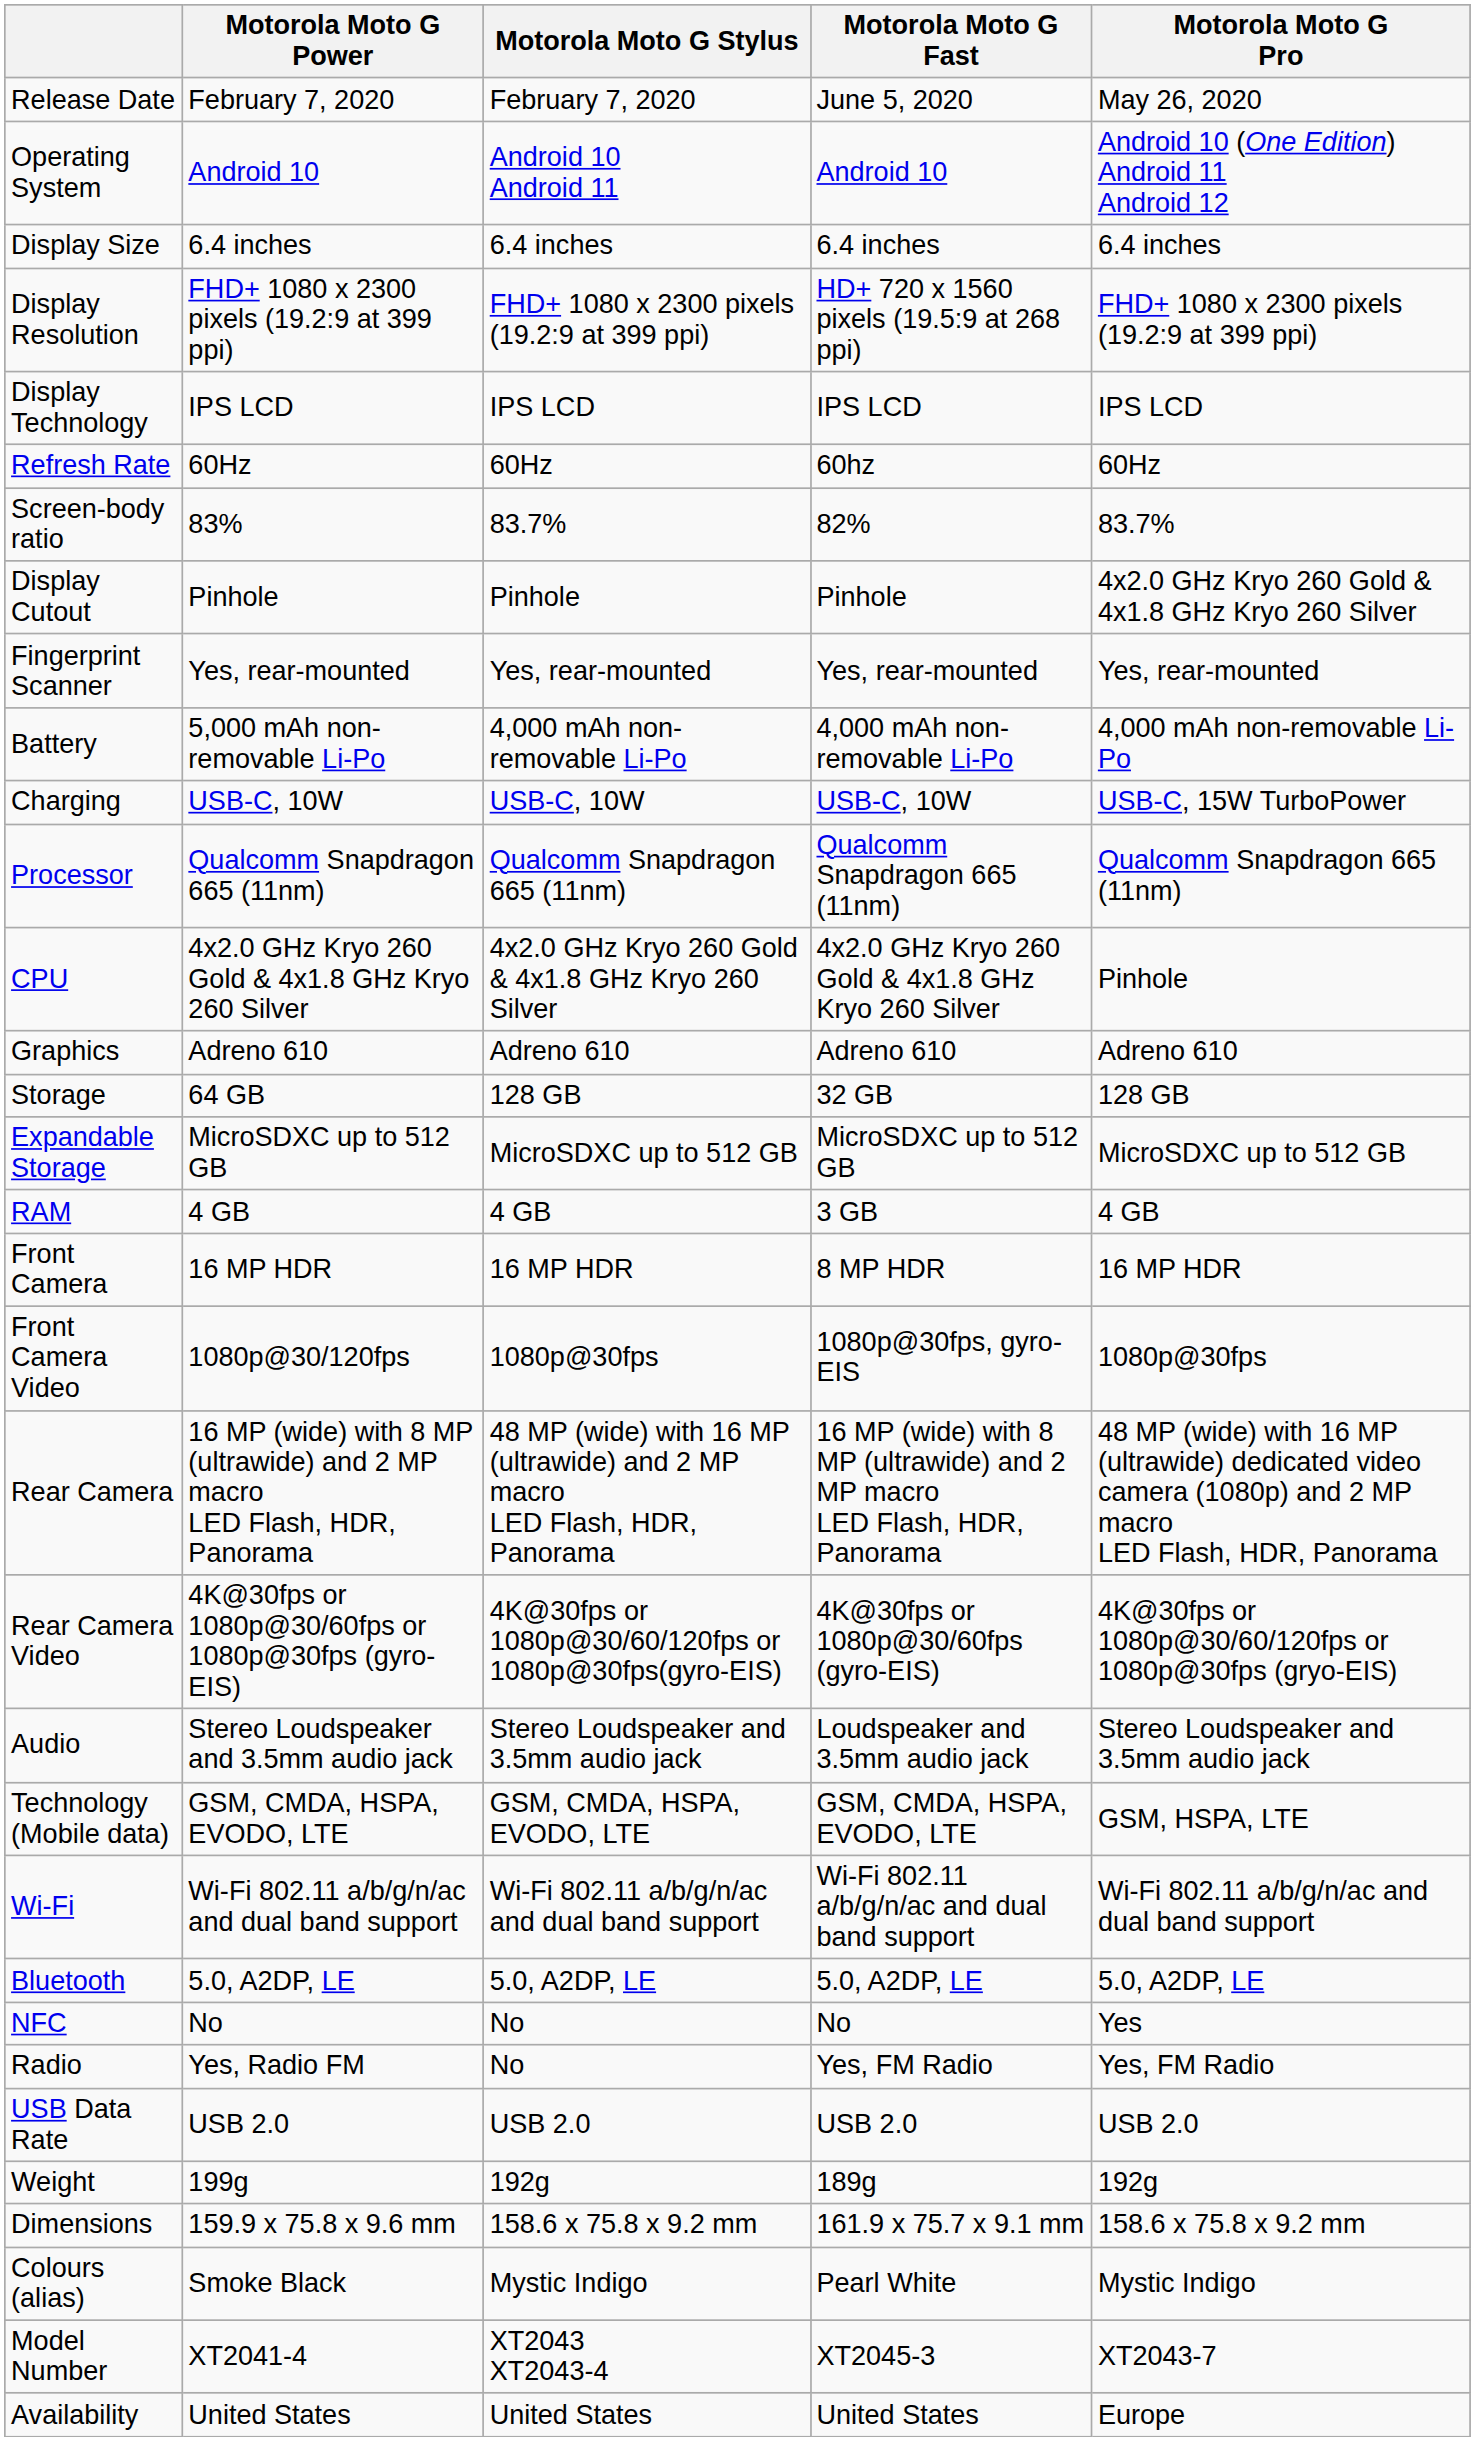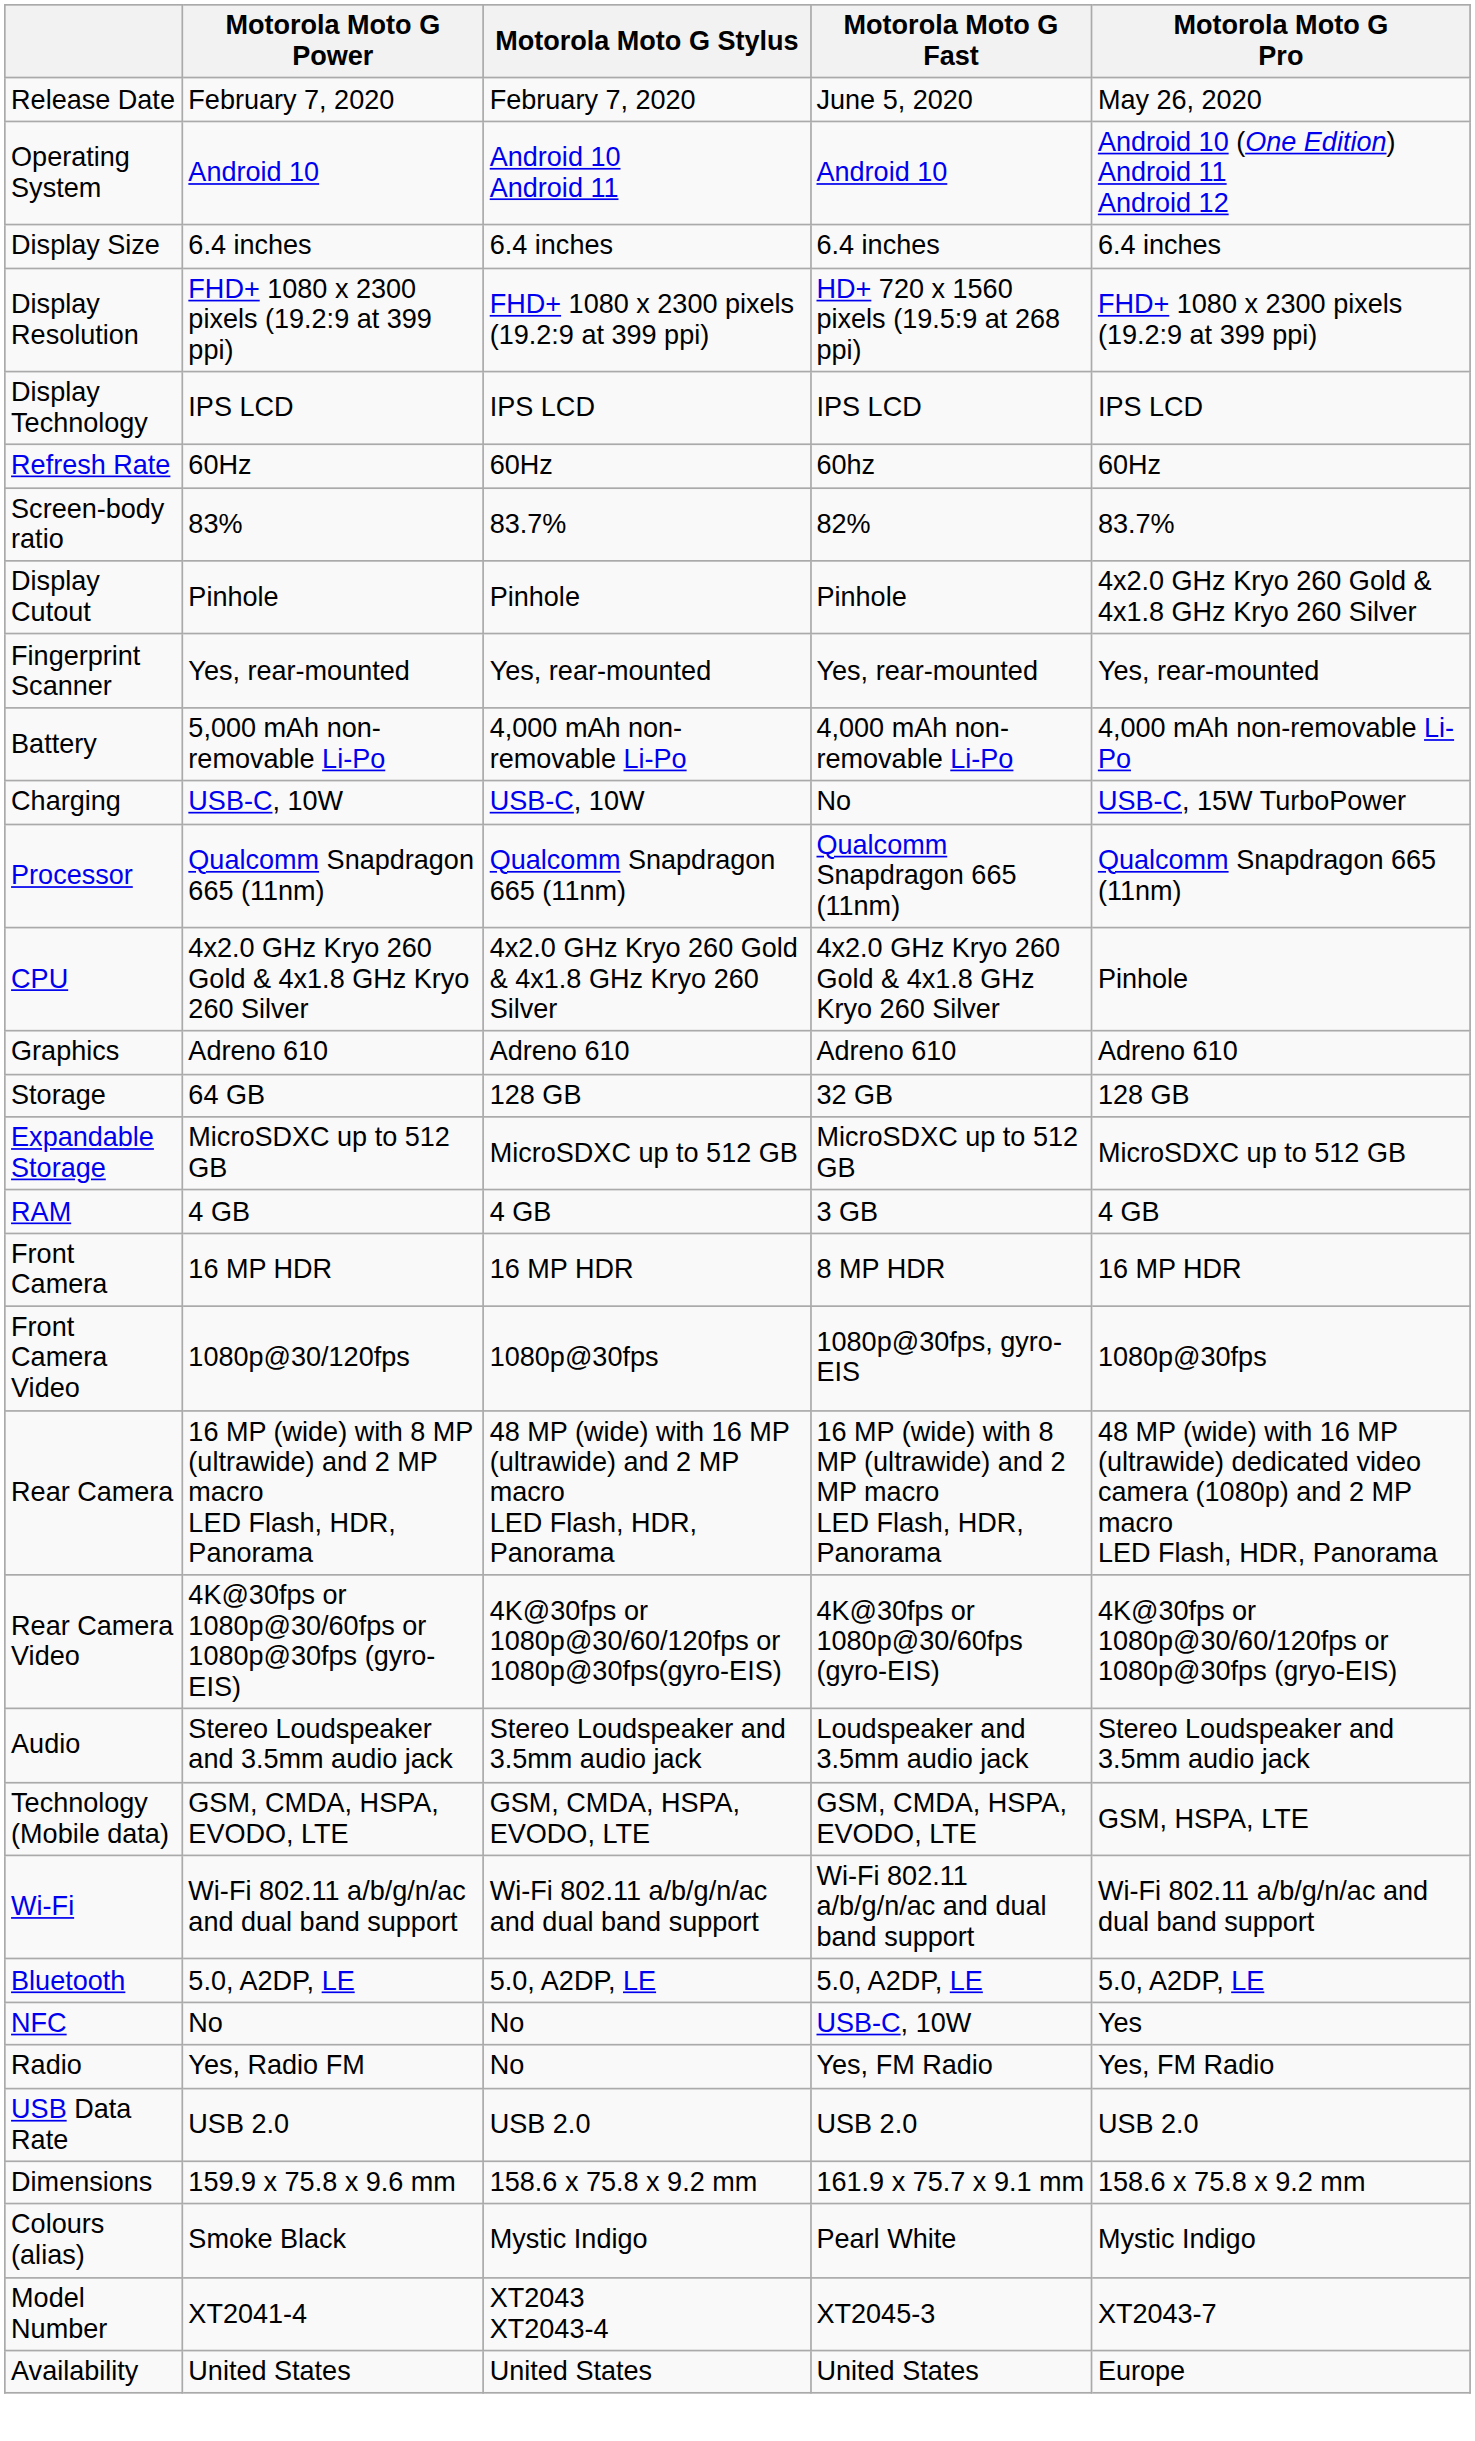(894, 801) USB-C, 10W -> (834, 801) No
(834, 2023) No -> (894, 2023) USB-C, 10W
- row: (53, 2182)
